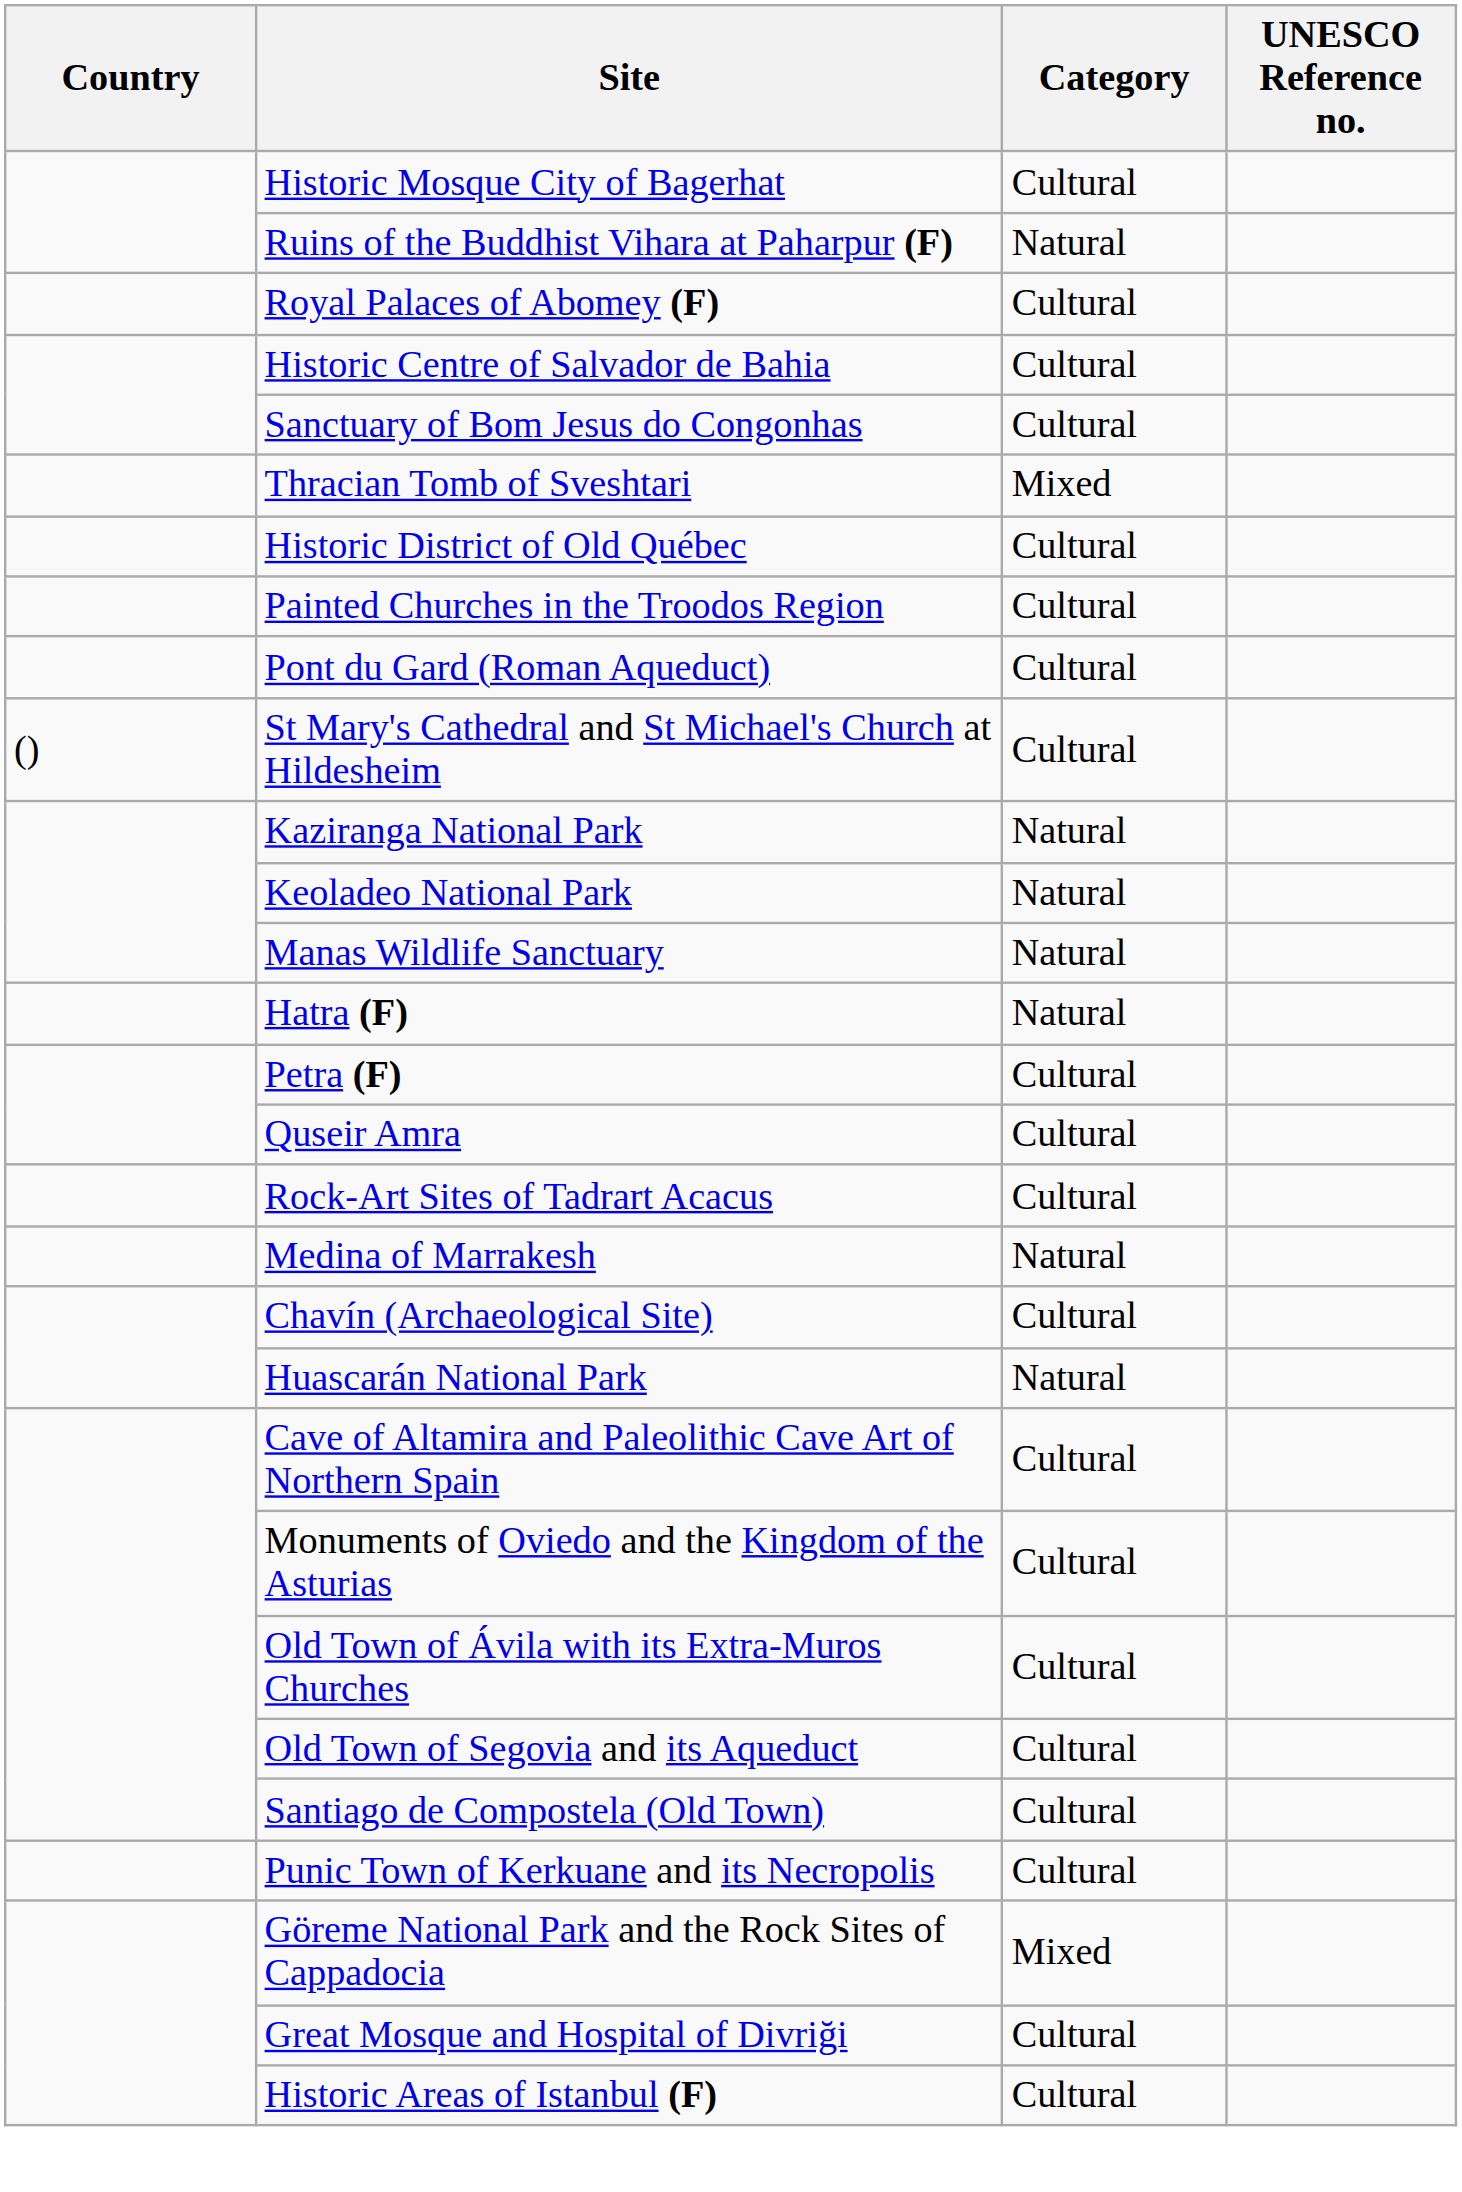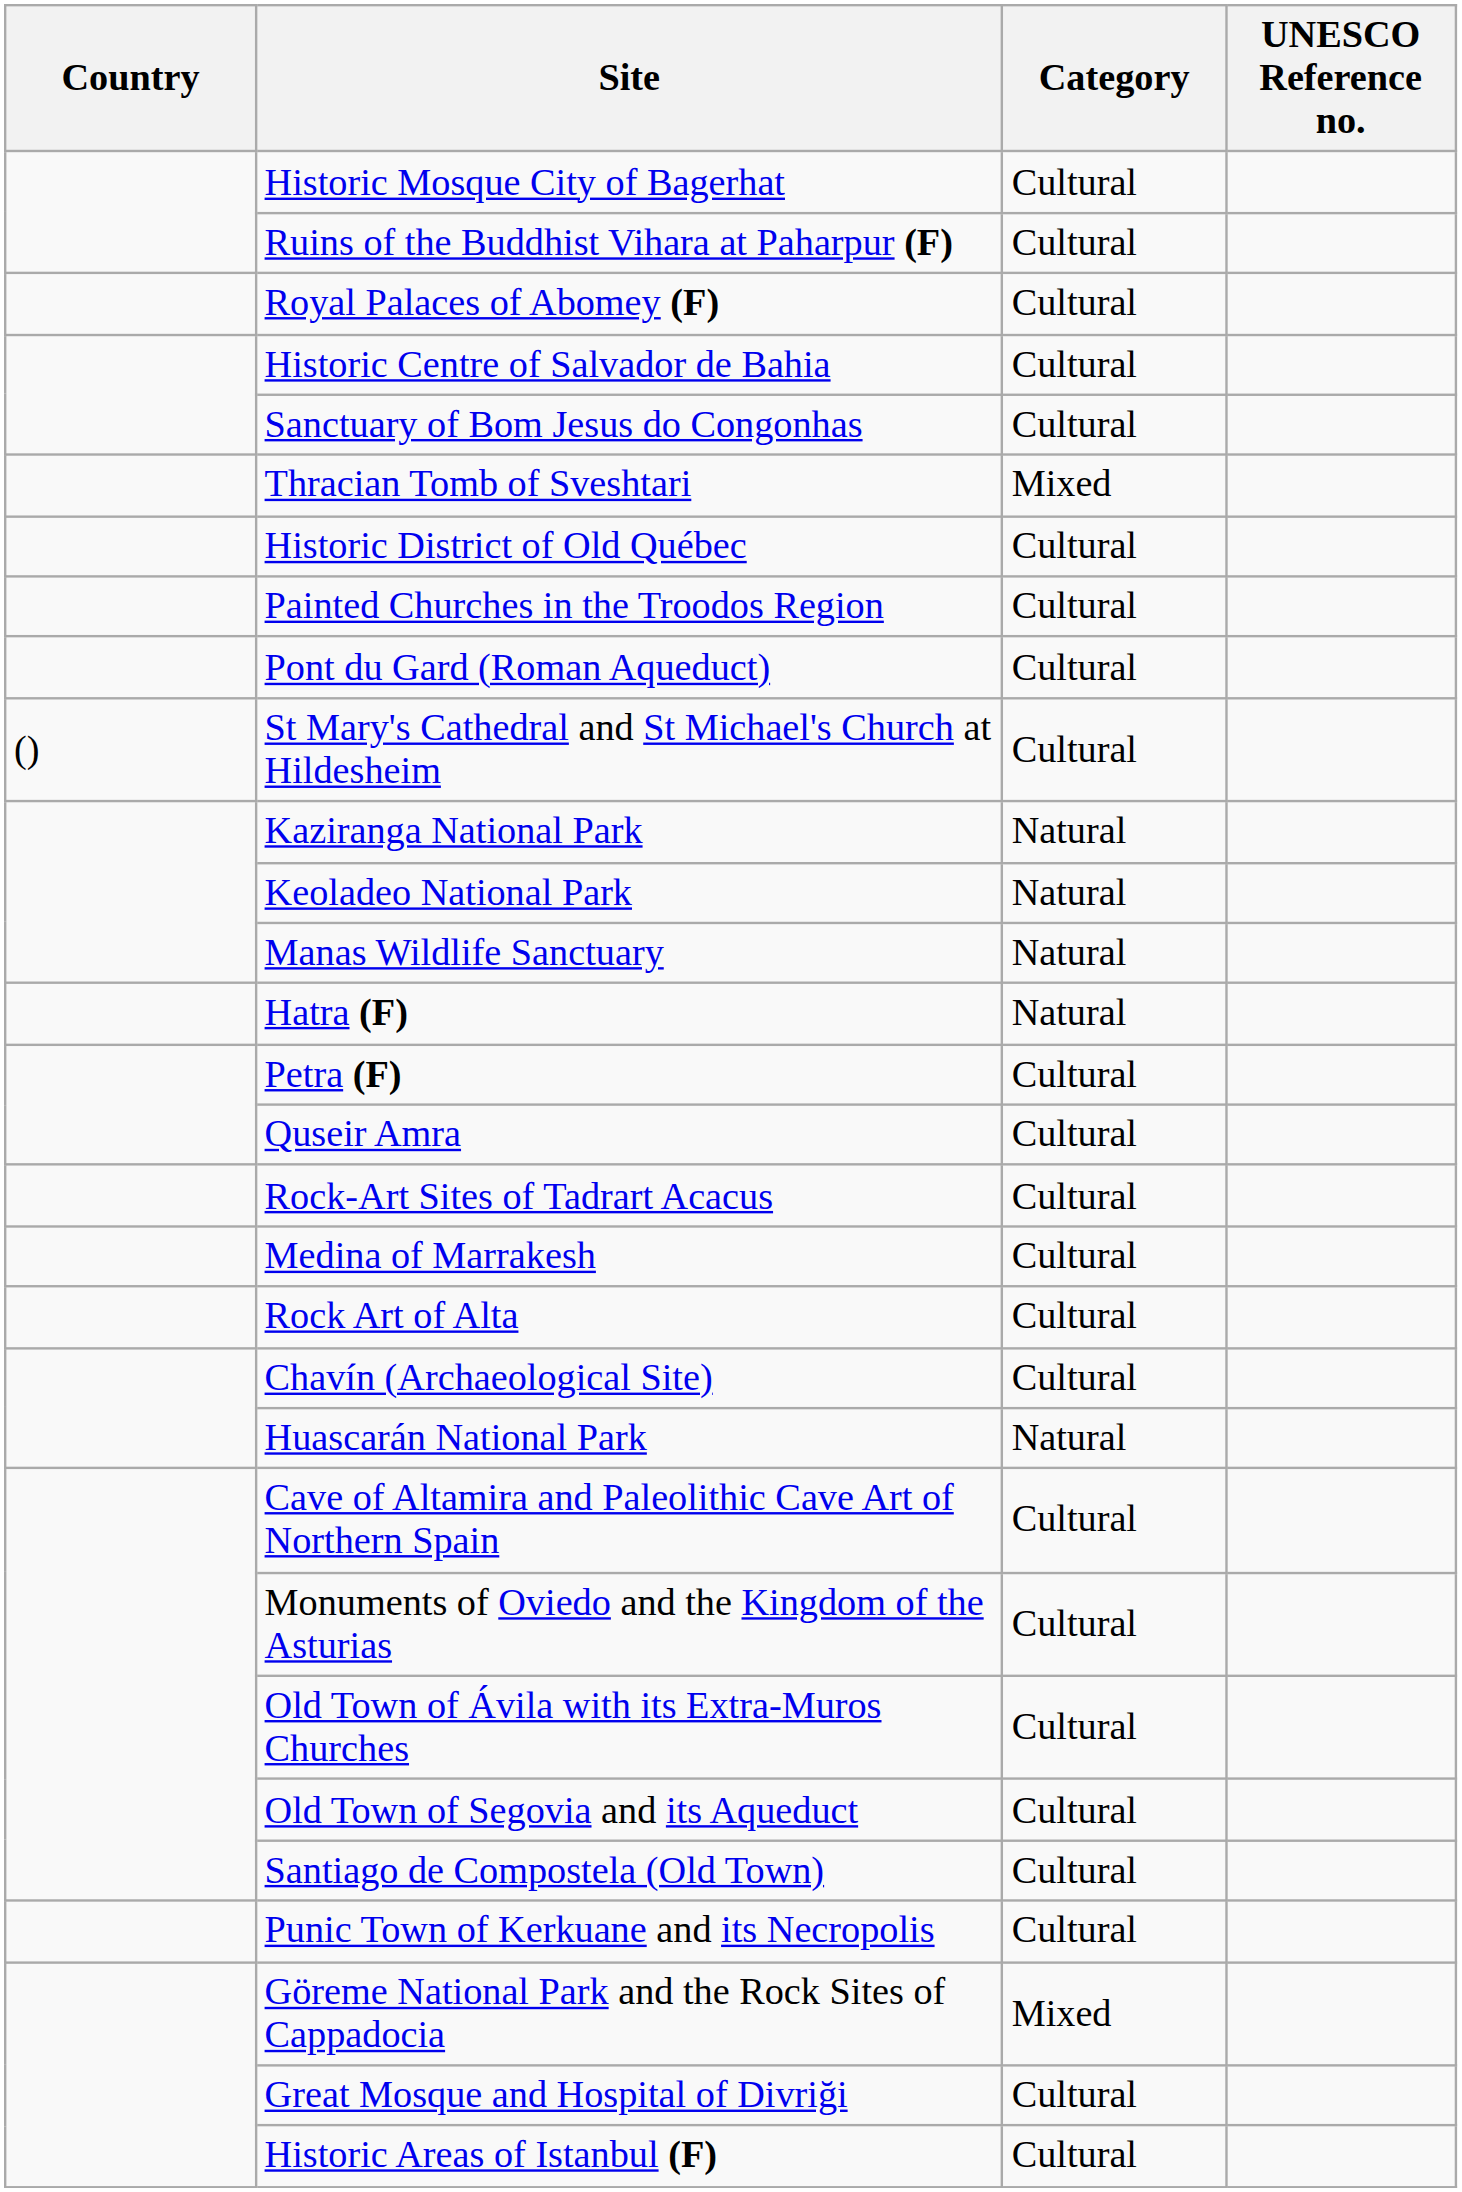(1069, 242) Natural -> (1074, 242) Cultural
(1069, 1255) Natural -> (1074, 1255) Cultural
+ row: (392, 1316)
